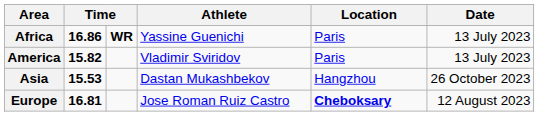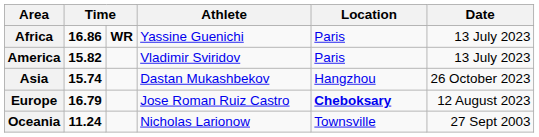(85, 79) 15.53 -> (85, 79) 15.74
(85, 100) 16.81 -> (85, 100) 16.79
+ row: (34, 121)
